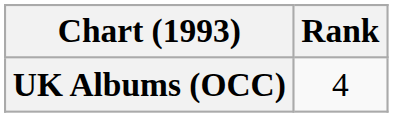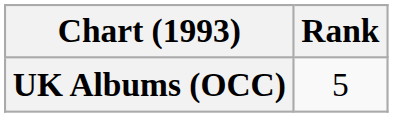(340, 84) 4 -> (340, 84) 5
